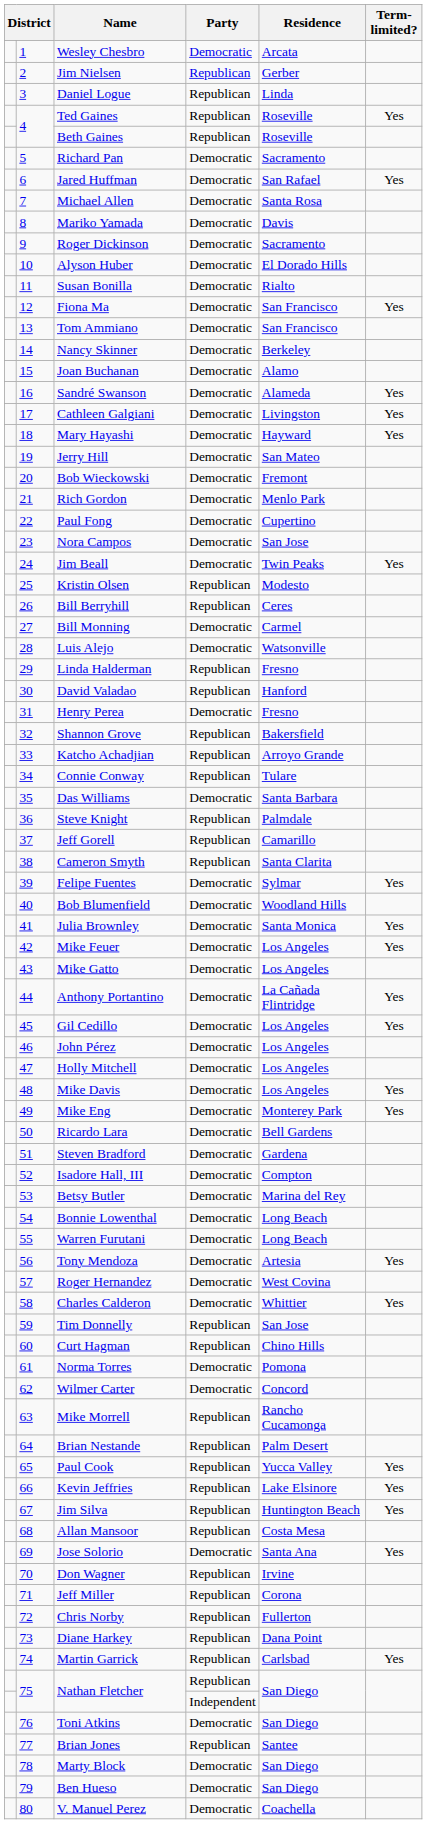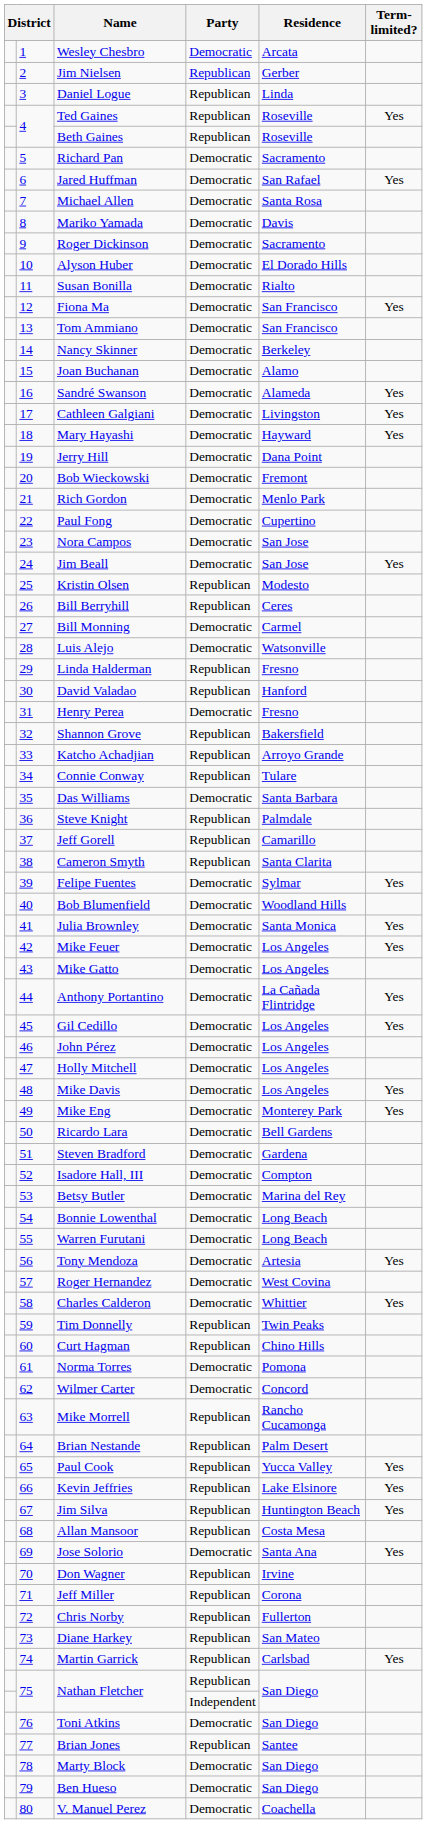(291, 456) San Mateo -> (292, 456) Dana Point
(293, 563) Twin Peaks -> (285, 563) San Jose
(285, 1324) San Jose -> (293, 1324) Twin Peaks
(292, 1637) Dana Point -> (291, 1637) San Mateo
